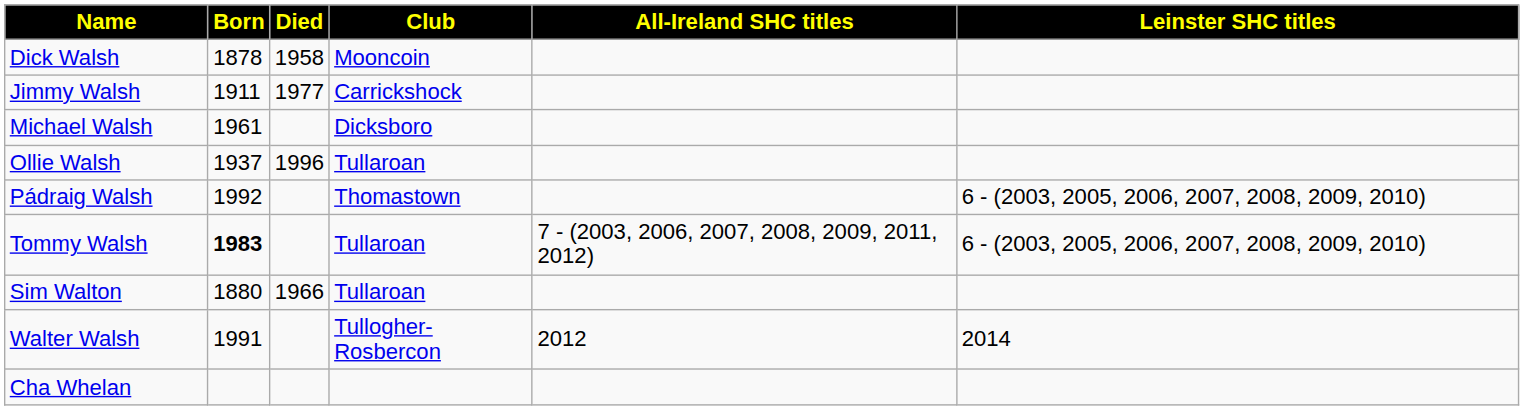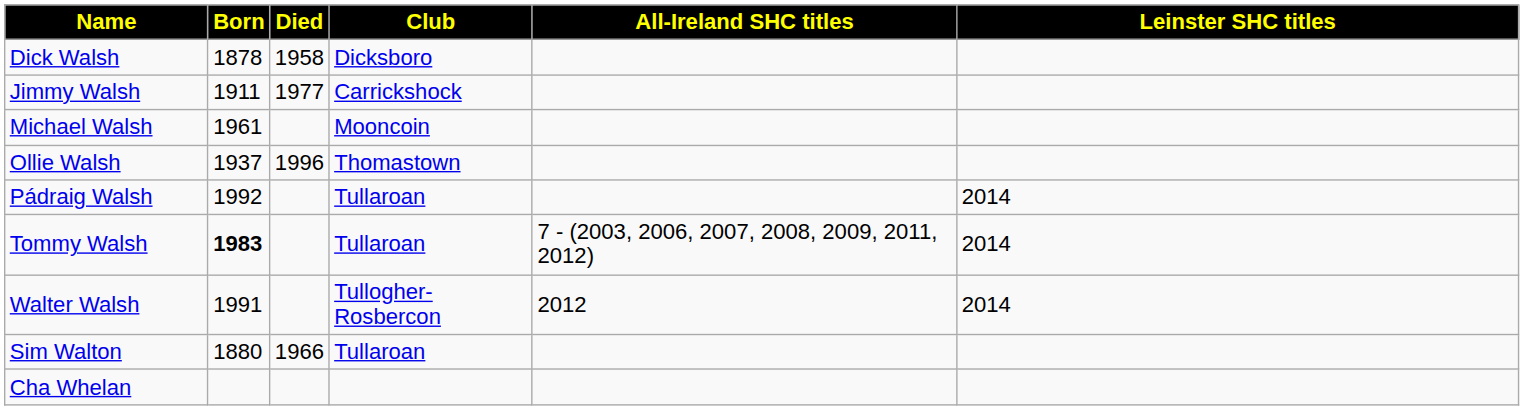(382, 57) Mooncoin -> (383, 57) Dicksboro
(383, 127) Dicksboro -> (382, 127) Mooncoin
(380, 162) Tullaroan -> (397, 162) Thomastown
(397, 197) Thomastown -> (380, 197) Tullaroan
(1194, 197) 6 - (2003, 2005, 2006, 2007, 2008, 2009, 2010) -> (986, 197) 2014
(1194, 244) 6 - (2003, 2005, 2006, 2007, 2008, 2009, 2010) -> (986, 244) 2014
rows swapped: (75, 339) <-> (66, 291)
